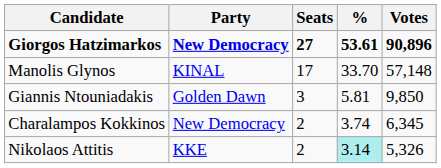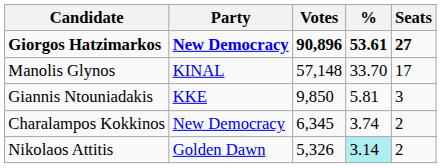columns swapped: (409, 17) <-> (315, 17)
(219, 96) Golden Dawn -> (190, 96) KKE
(190, 149) KKE -> (219, 149) Golden Dawn
